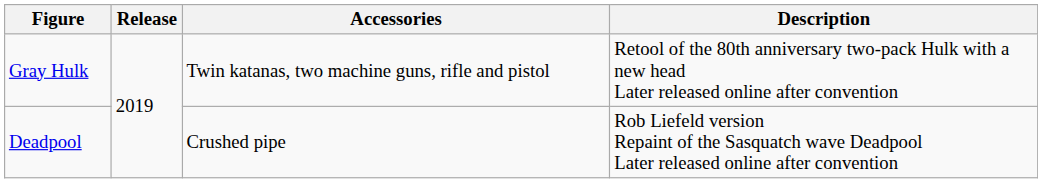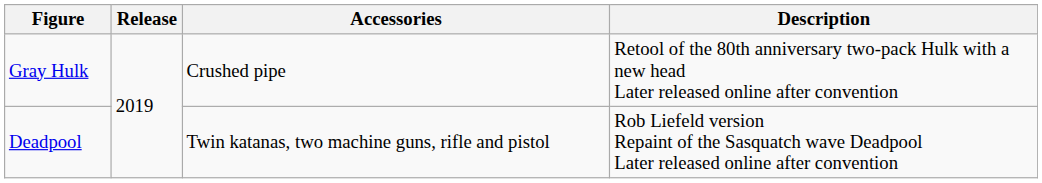(368, 70) Twin katanas, two machine guns, rifle and pistol -> (236, 70) Crushed pipe
(236, 141) Crushed pipe -> (368, 141) Twin katanas, two machine guns, rifle and pistol
